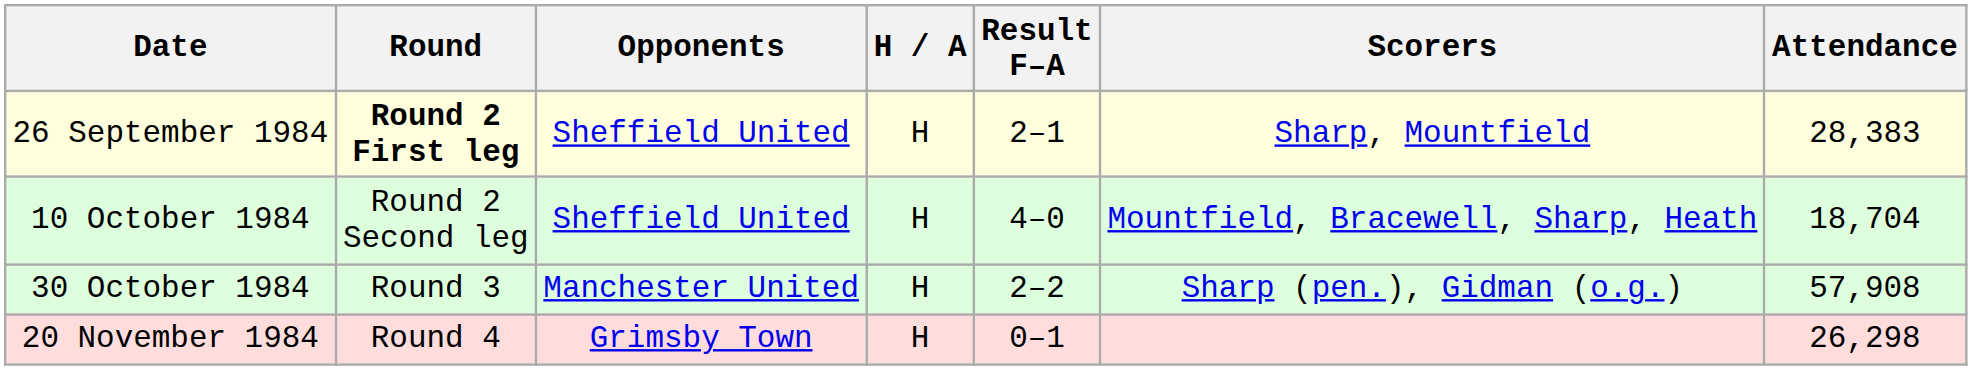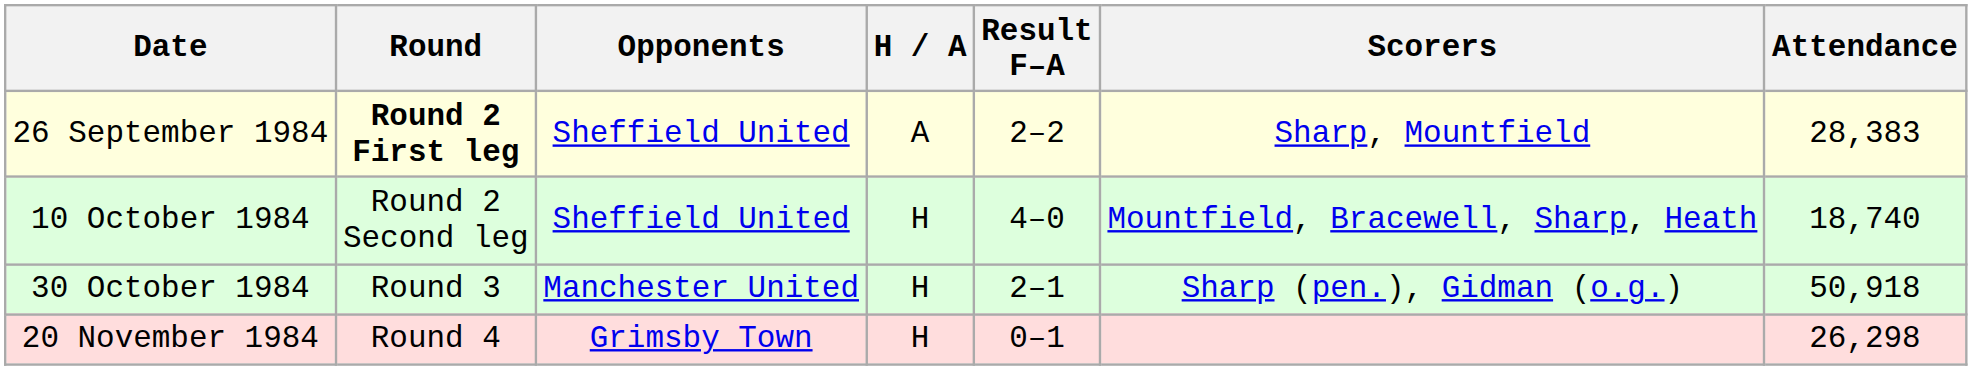(920, 134) H -> (920, 134) A
(1037, 134) 2–1 -> (1037, 134) 2–2
(1865, 221) 18,704 -> (1865, 221) 18,740
(1037, 289) 2–2 -> (1037, 289) 2–1
(1865, 289) 57,908 -> (1865, 289) 50,918
